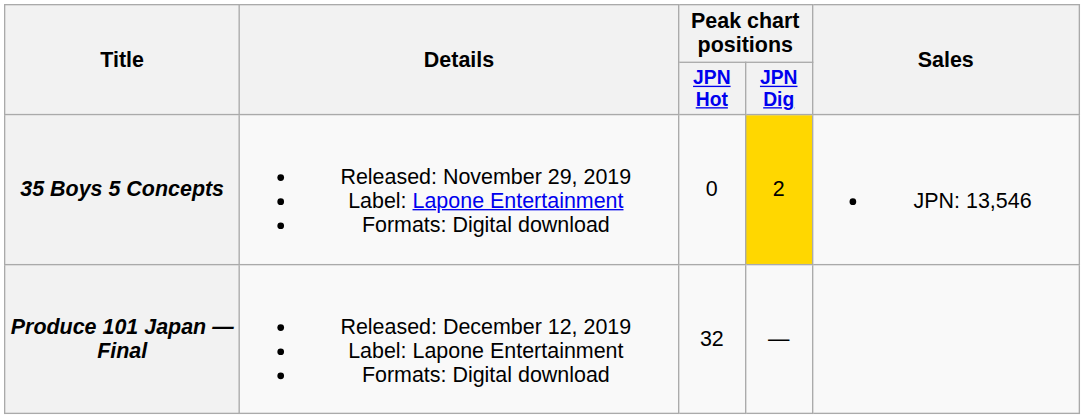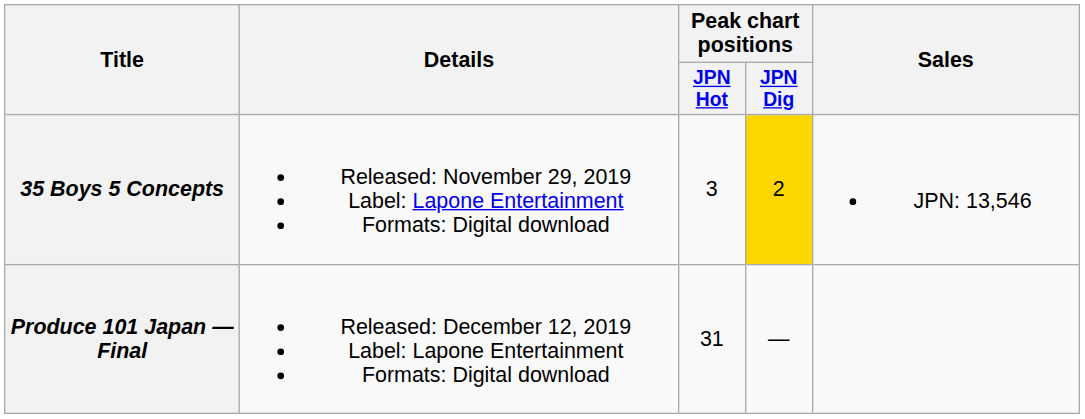(712, 189) 0 -> (712, 189) 3
(712, 338) 32 -> (712, 338) 31
